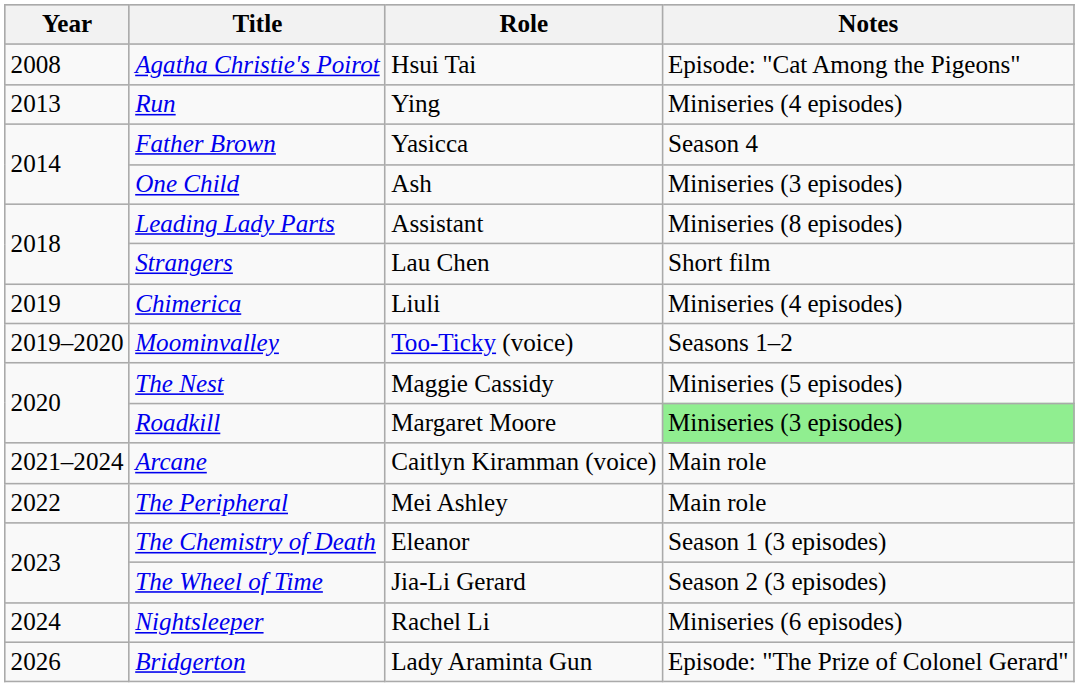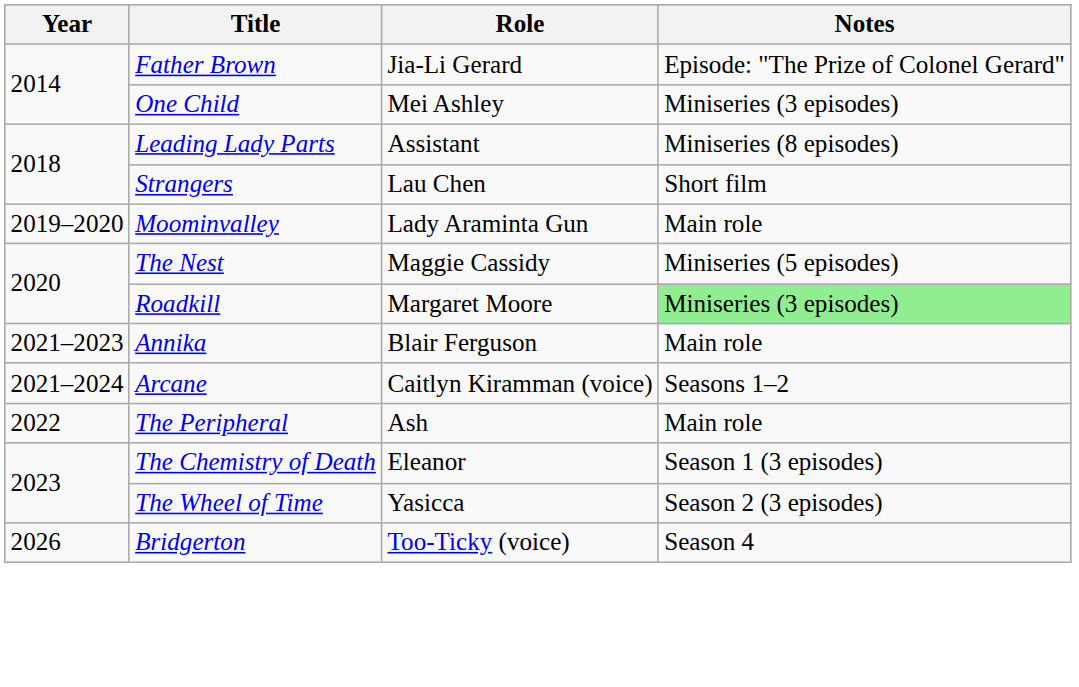- row: (257, 64)
- row: (155, 104)
(430, 143) Yasicca -> (455, 64) Jia-Li Gerard
(713, 143) Season 4 -> (865, 64) Episode: "The Prize of Colonel Gerard"
(412, 183) Ash -> (446, 104) Mei Ashley
- row: (188, 303)
(482, 343) Too-Ticky (voice) -> (488, 223) Lady Araminta Gun
(730, 343) Seasons 1–2 -> (713, 223) Main role
+ row: (171, 343)
(717, 462) Main role -> (727, 382) Seasons 1–2
(450, 502) Mei Ashley -> (408, 422) Ash
(459, 582) Jia-Li Gerard -> (426, 502) Yasicca
- row: (199, 622)
(492, 661) Lady Araminta Gun -> (479, 542) Too-Ticky (voice)
(868, 661) Episode: "The Prize of Colonel Gerard" -> (709, 542) Season 4
